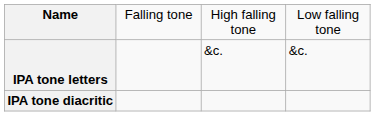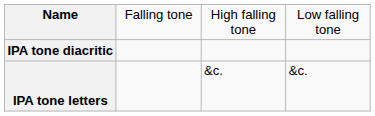rows swapped: (60, 100) <-> (60, 65)
